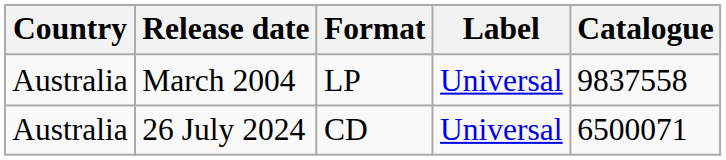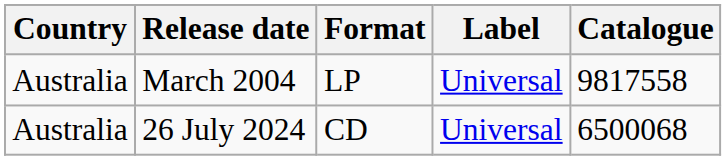(632, 79) 9837558 -> (632, 79) 9817558
(632, 129) 6500071 -> (632, 129) 6500068
